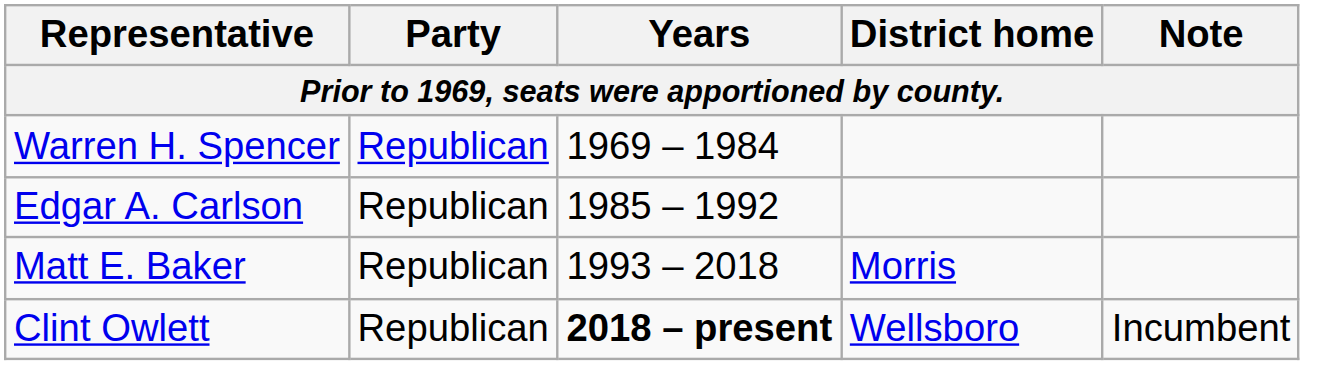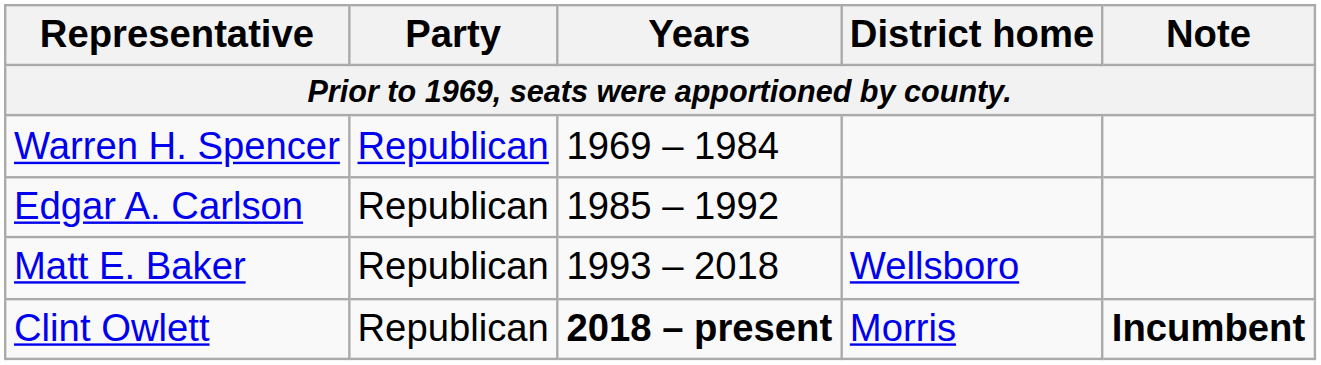(903, 267) Morris -> (934, 267) Wellsboro
(934, 327) Wellsboro -> (903, 327) Morris
(1201, 327) normal -> (1209, 327) bold
